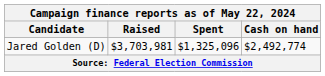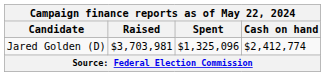(275, 46) $2,492,774 -> (275, 46) $2,412,774
